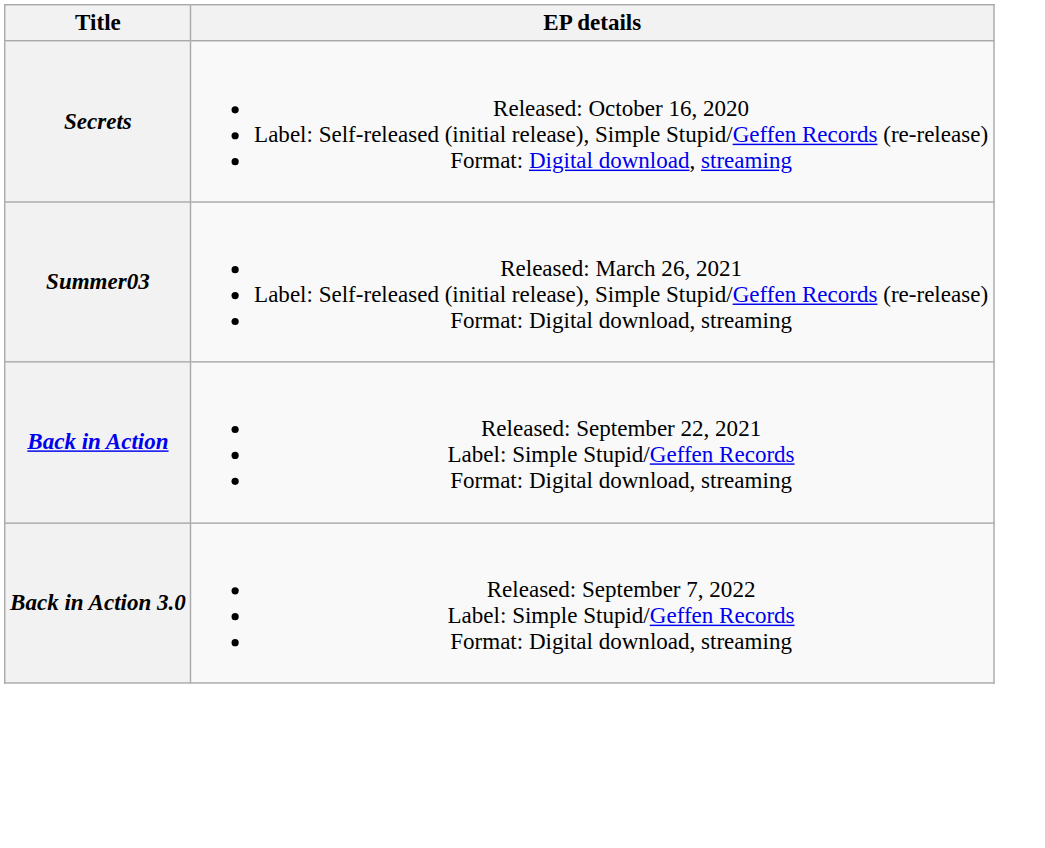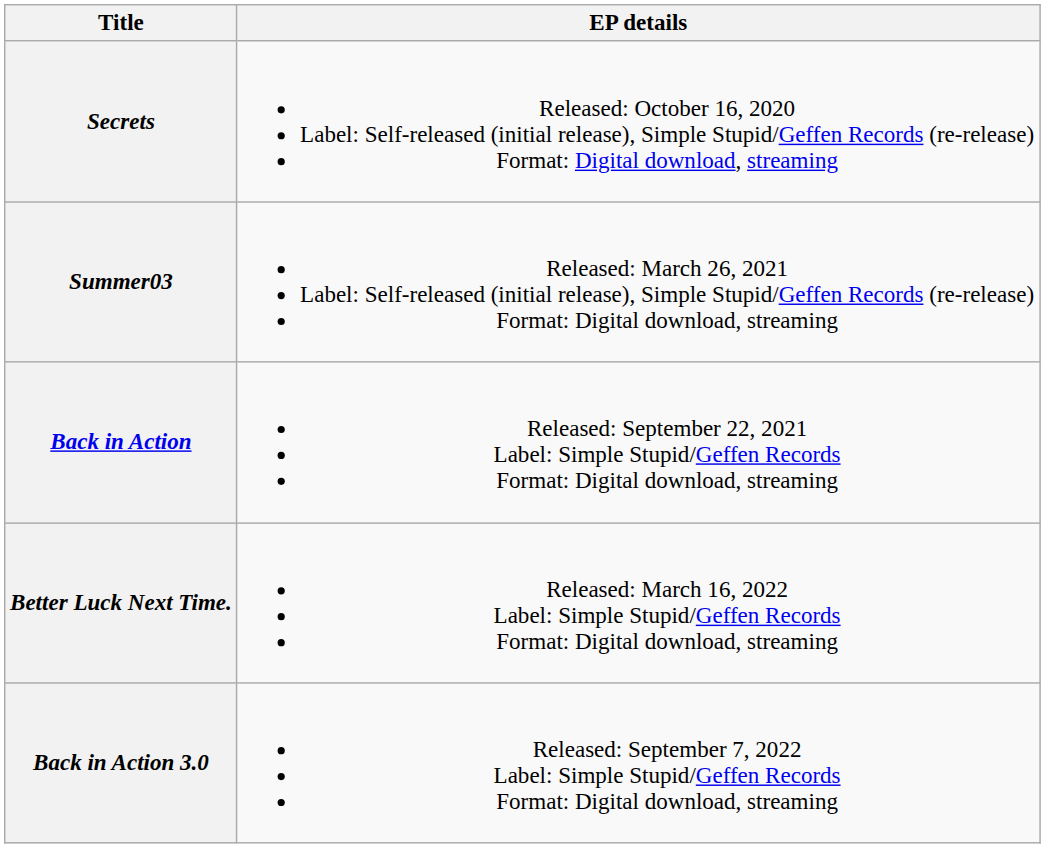+ row: (121, 602)
